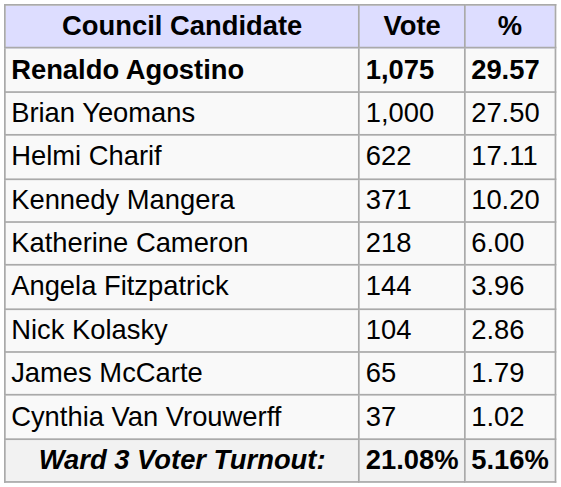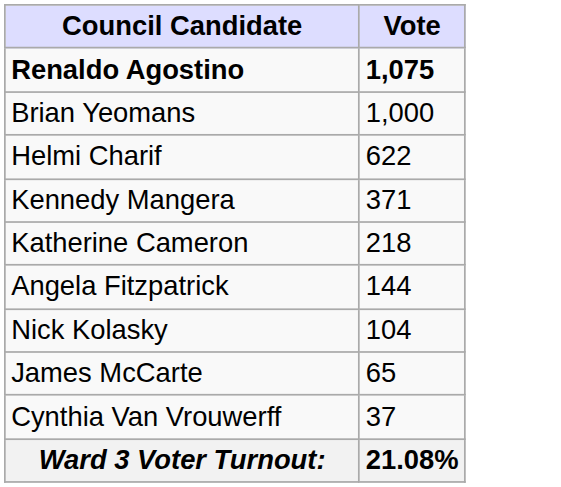- column: (510, 26)
